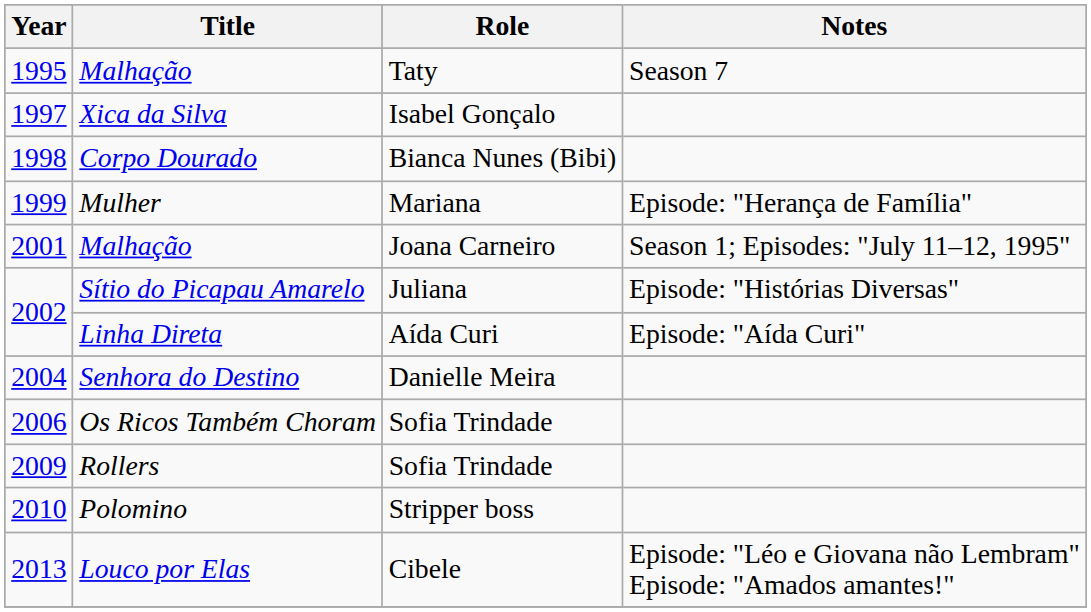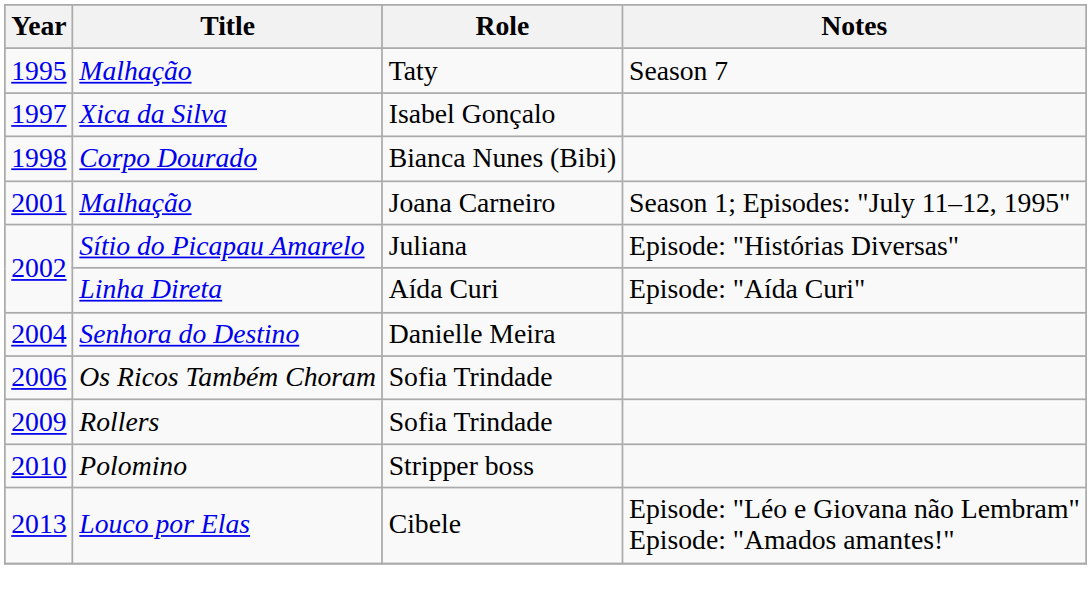- row: (120, 202)
